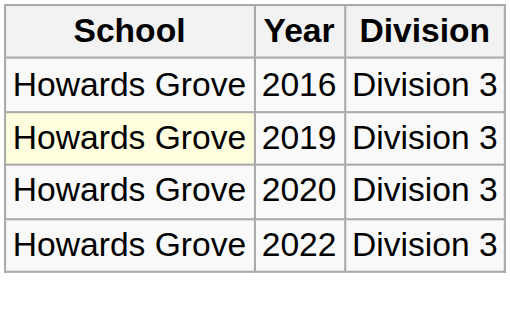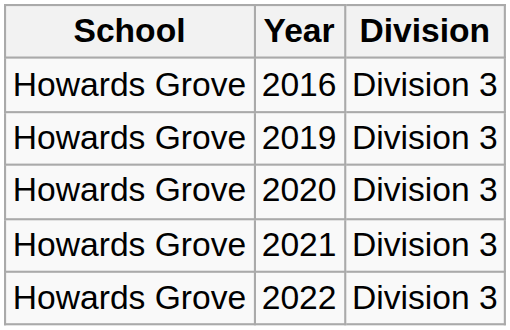(130, 137) lightyellow background -> (130, 137) no background
+ row: (299, 244)
